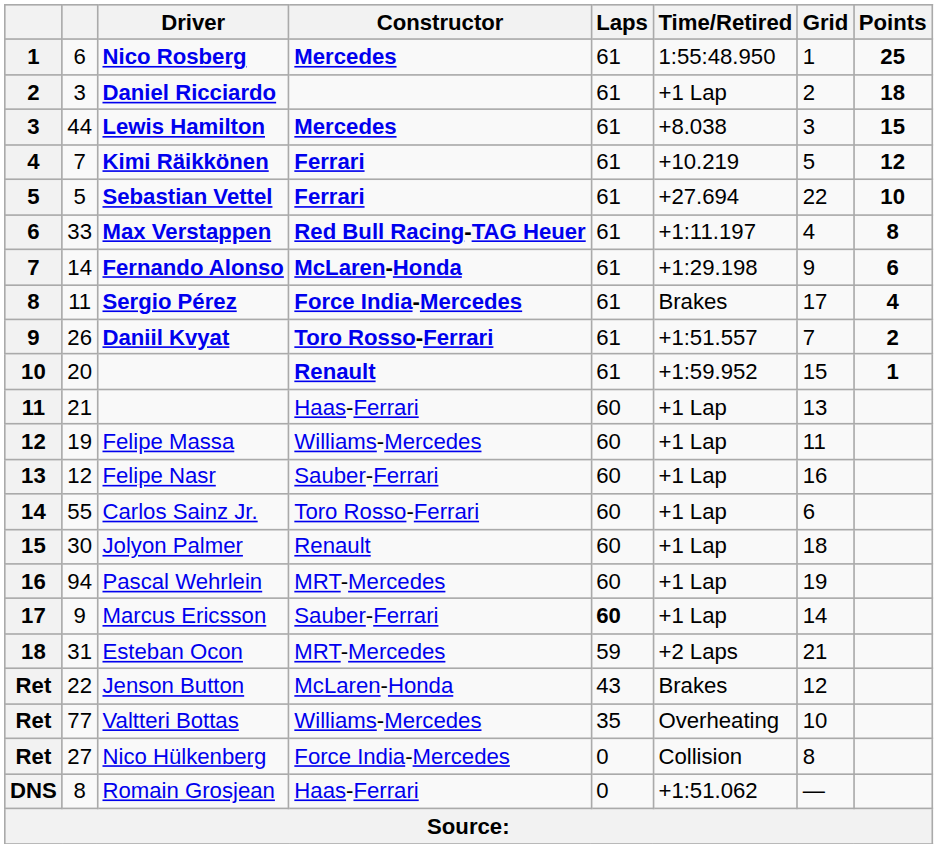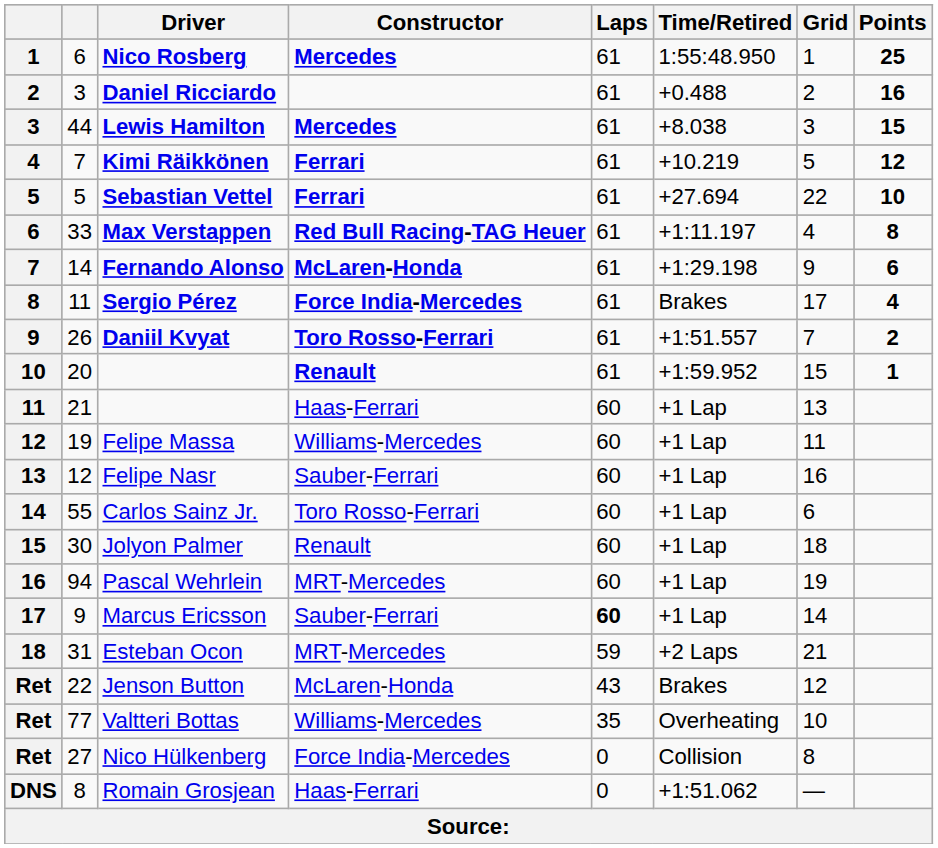(693, 92) +1 Lap -> (693, 92) +0.488
(893, 92) 18 -> (893, 92) 16
